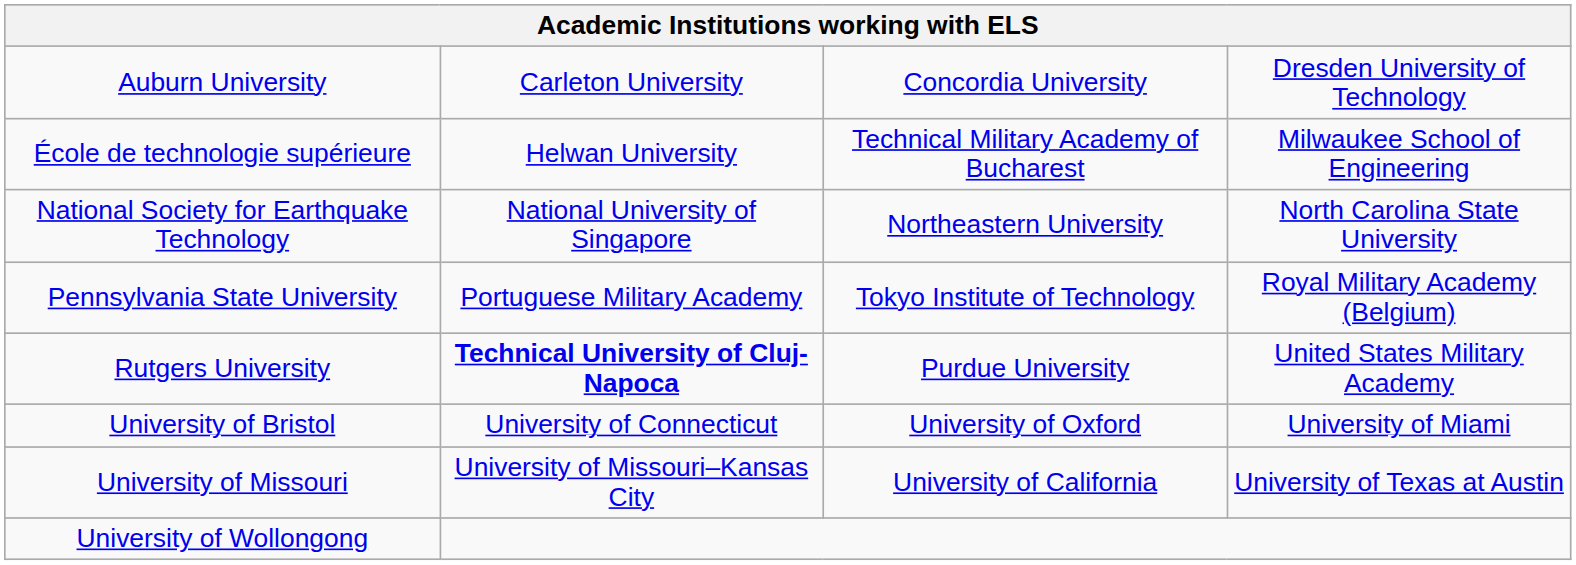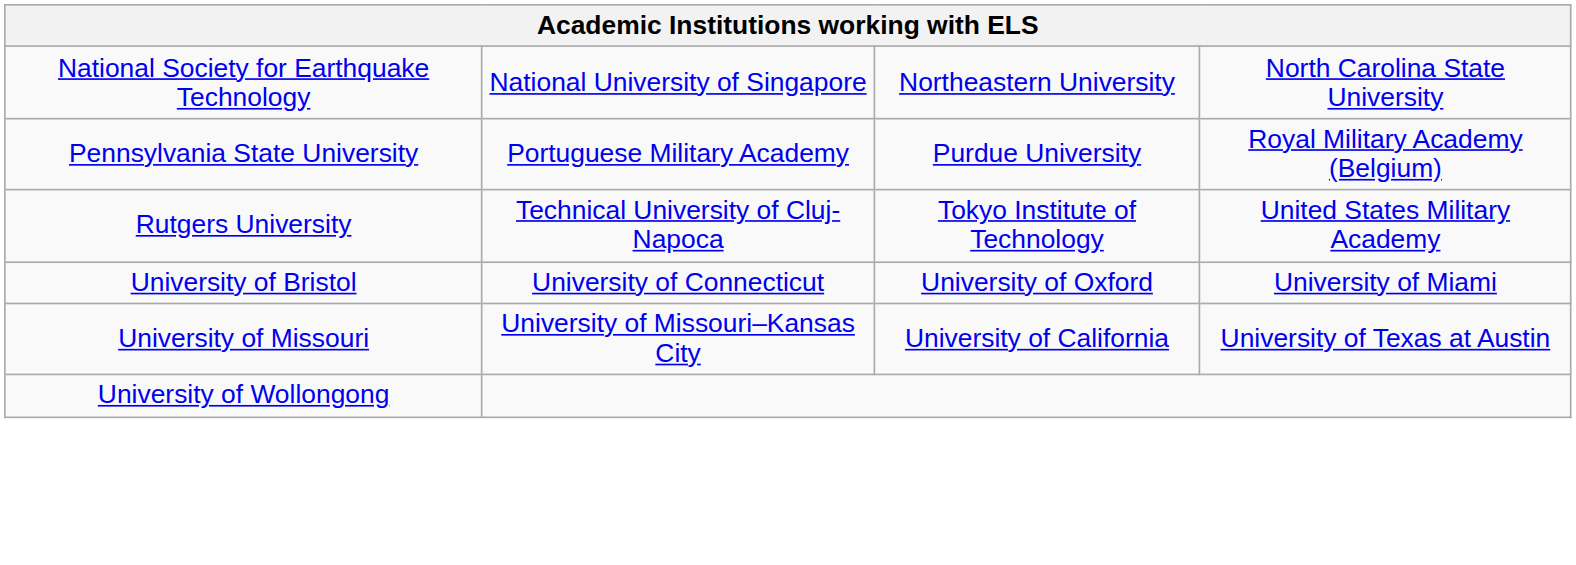- row: (222, 82)
- row: (222, 153)
(1025, 296) Tokyo Institute of Technology -> (1037, 153) Purdue University
(631, 368) bold -> (678, 225) normal
(1025, 368) Purdue University -> (1037, 225) Tokyo Institute of Technology
